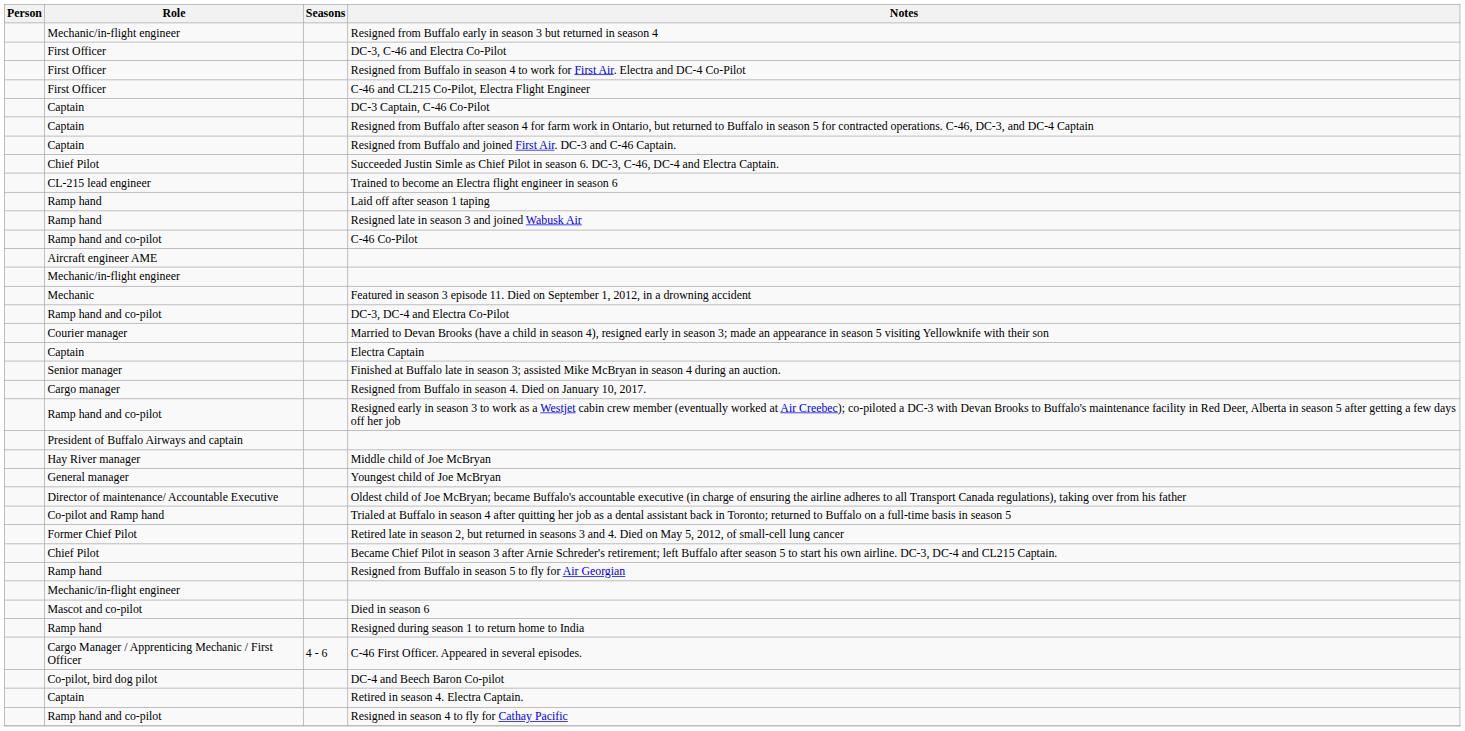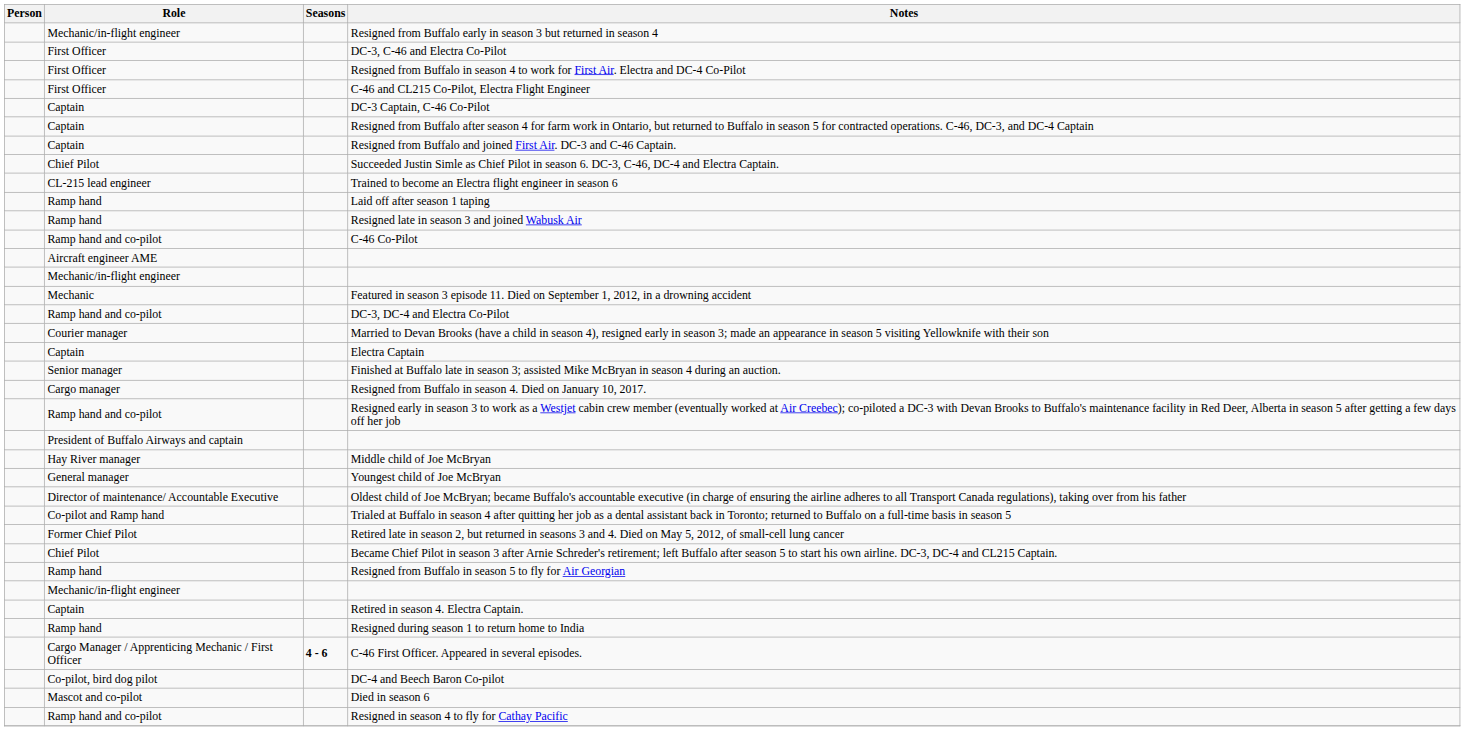rows swapped: (95, 609) <-> (66, 697)
(317, 653) normal -> (317, 653) bold
